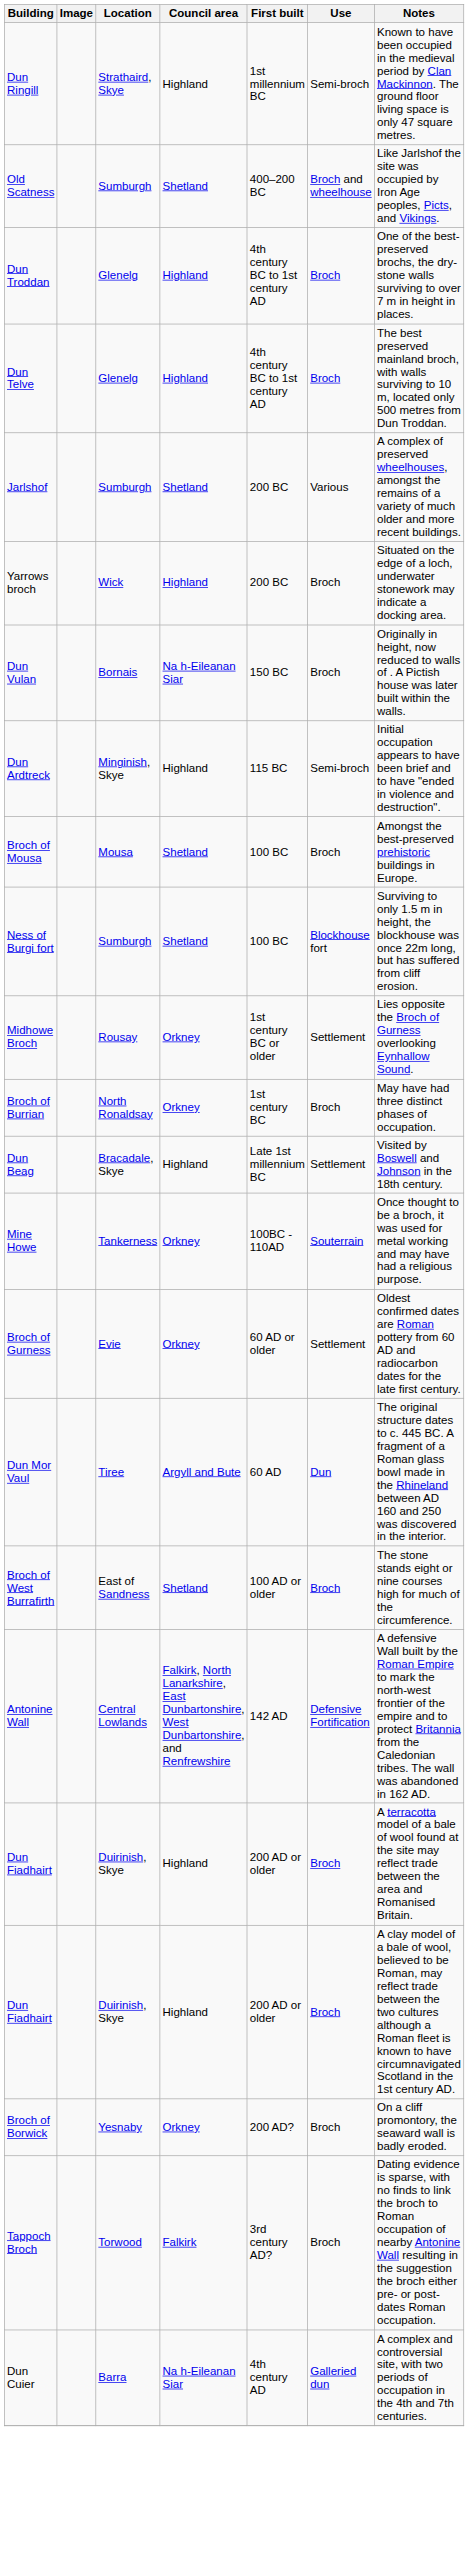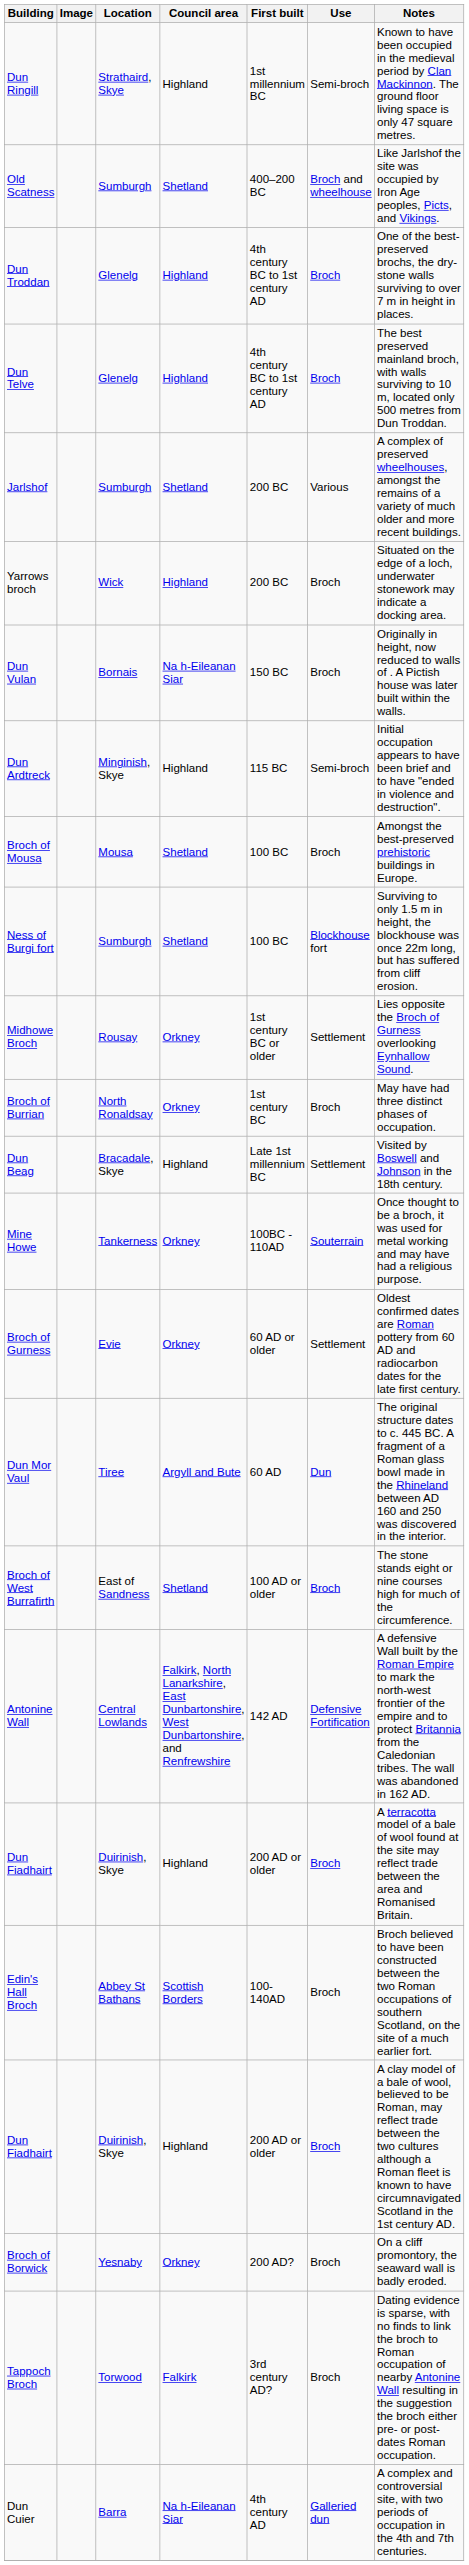+ row: (23, 1992)
